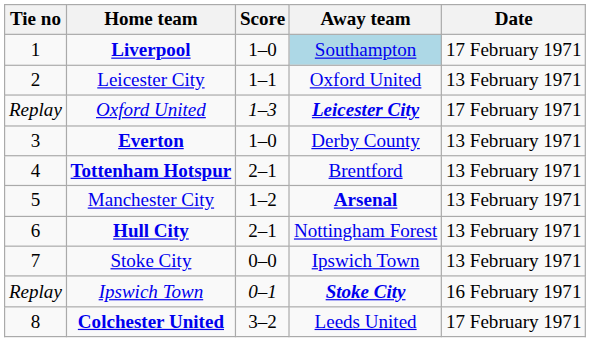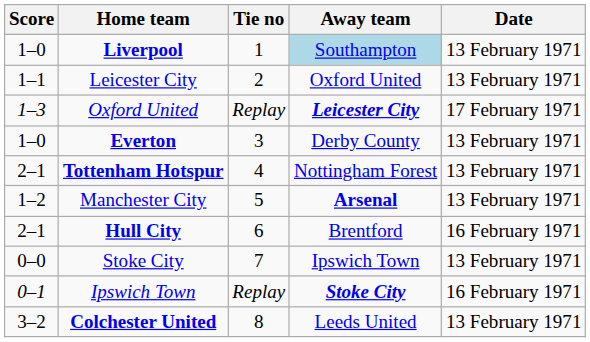columns swapped: (35, 19) <-> (263, 19)
(514, 49) 17 February 1971 -> (514, 49) 13 February 1971
(366, 170) Brentford -> (366, 170) Nottingham Forest
(366, 230) Nottingham Forest -> (366, 230) Brentford
(514, 230) 13 February 1971 -> (514, 230) 16 February 1971
(514, 321) 17 February 1971 -> (514, 321) 13 February 1971
